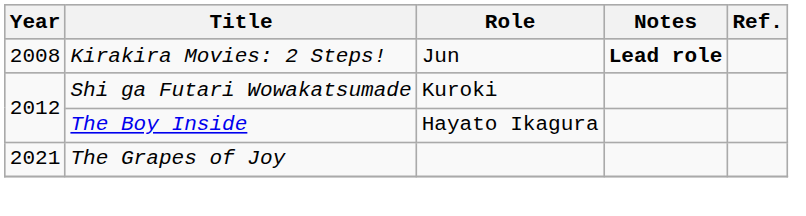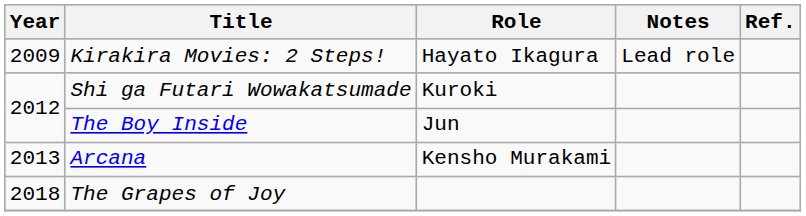(35, 56) 2008 -> (35, 56) 2009
(441, 56) Jun -> (510, 56) Hayato Ikagura
(666, 56) bold -> (678, 56) normal
(510, 125) Hayato Ikagura -> (441, 125) Jun
+ row: (108, 159)
(35, 159) 2021 -> (35, 194) 2018
